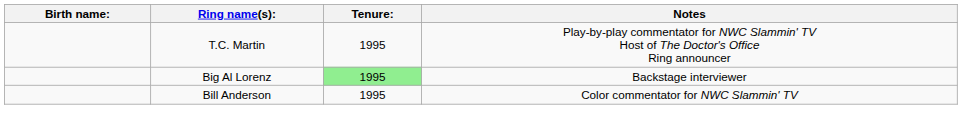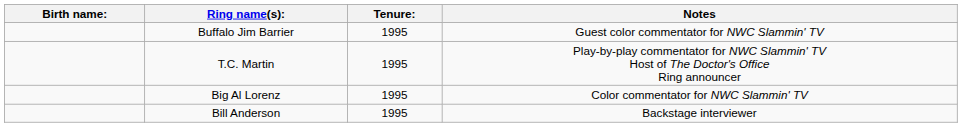+ row: (246, 32)
(373, 76) lightgreen background -> (395, 94) no background
(689, 76) Backstage interviewer -> (700, 94) Color commentator for NWC Slammin' TV
(689, 94) Color commentator for NWC Slammin' TV -> (700, 113) Backstage interviewer
